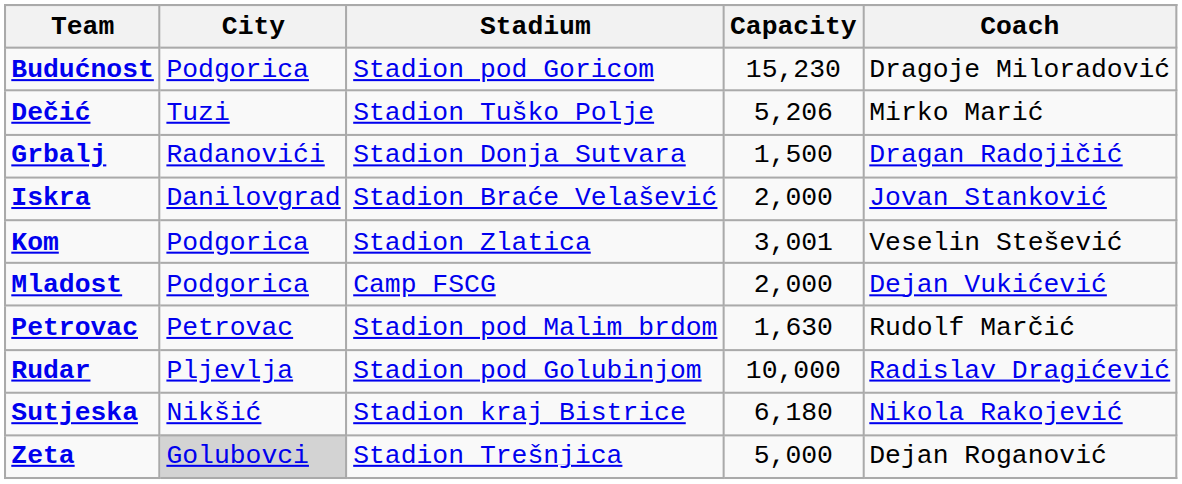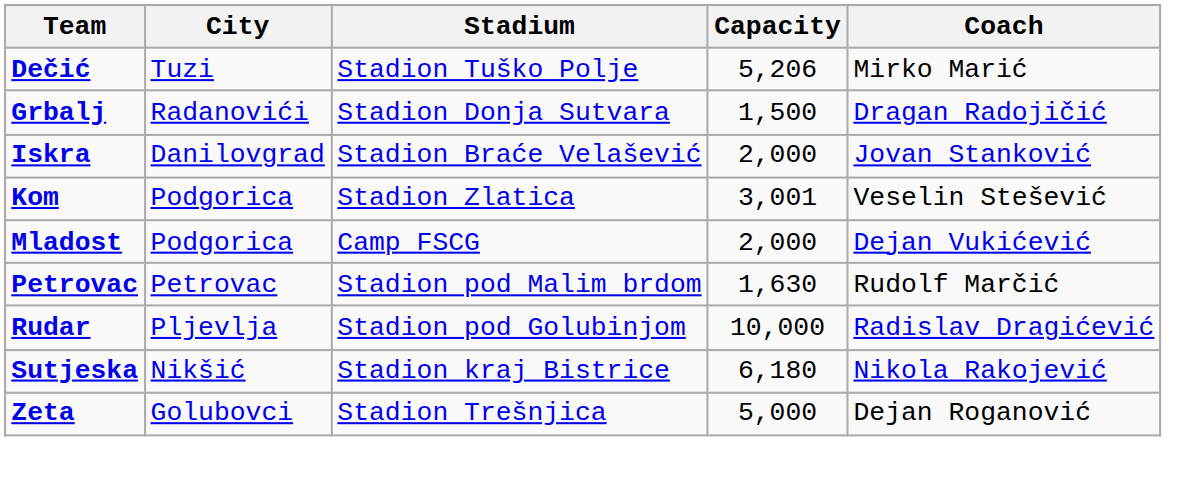- row: (83, 70)
(238, 457) lightgrey background -> (222, 414) no background
